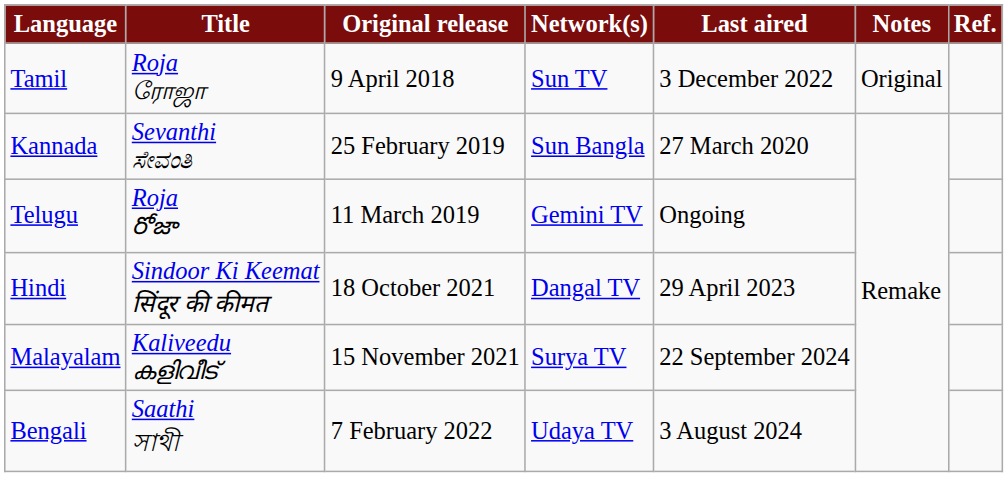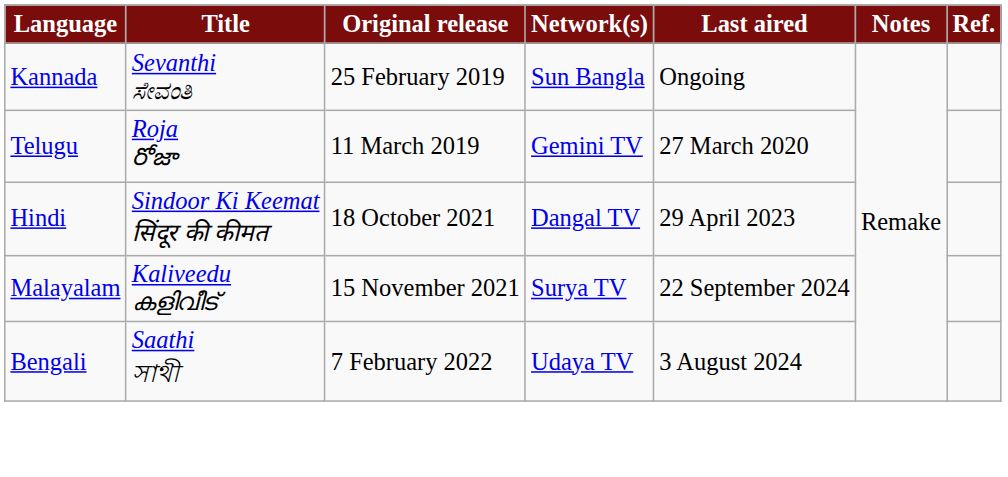- row: (39, 78)
(734, 145) 27 March 2020 -> (702, 76) Ongoing
(702, 215) Ongoing -> (734, 145) 27 March 2020
